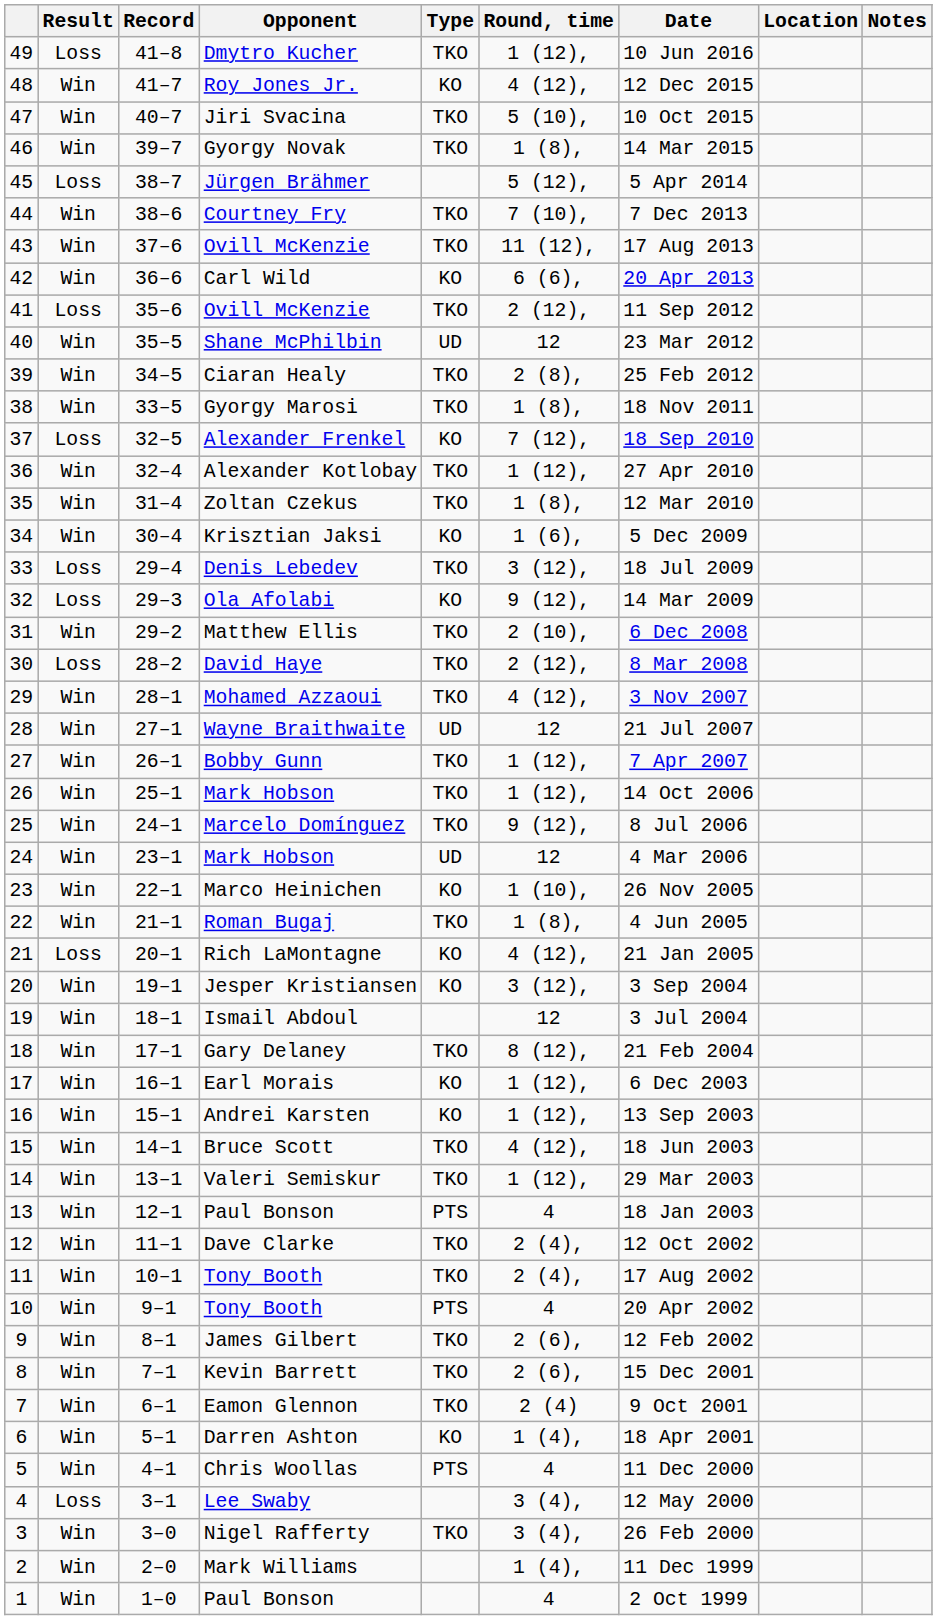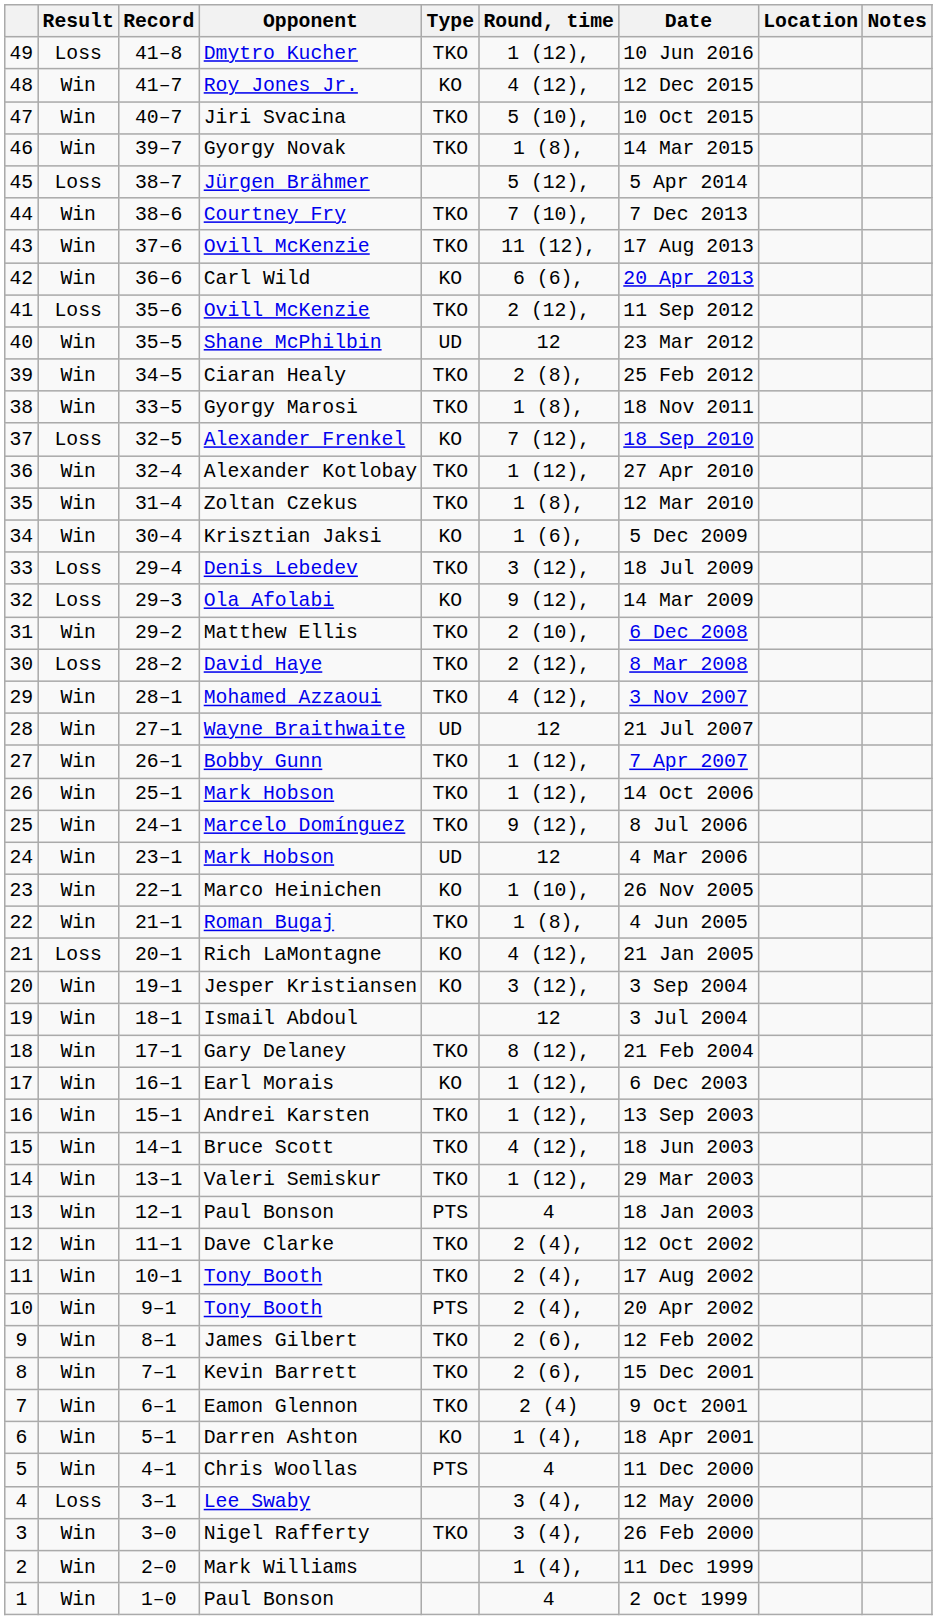(450, 1116) KO -> (450, 1116) TKO
(549, 1309) 4 -> (549, 1309) 2 (4),
